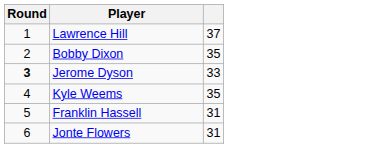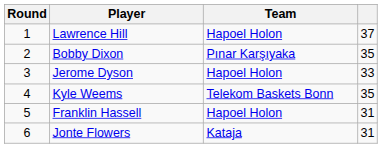+ column: (281, 14)
(27, 73) bold -> (27, 73) normal
